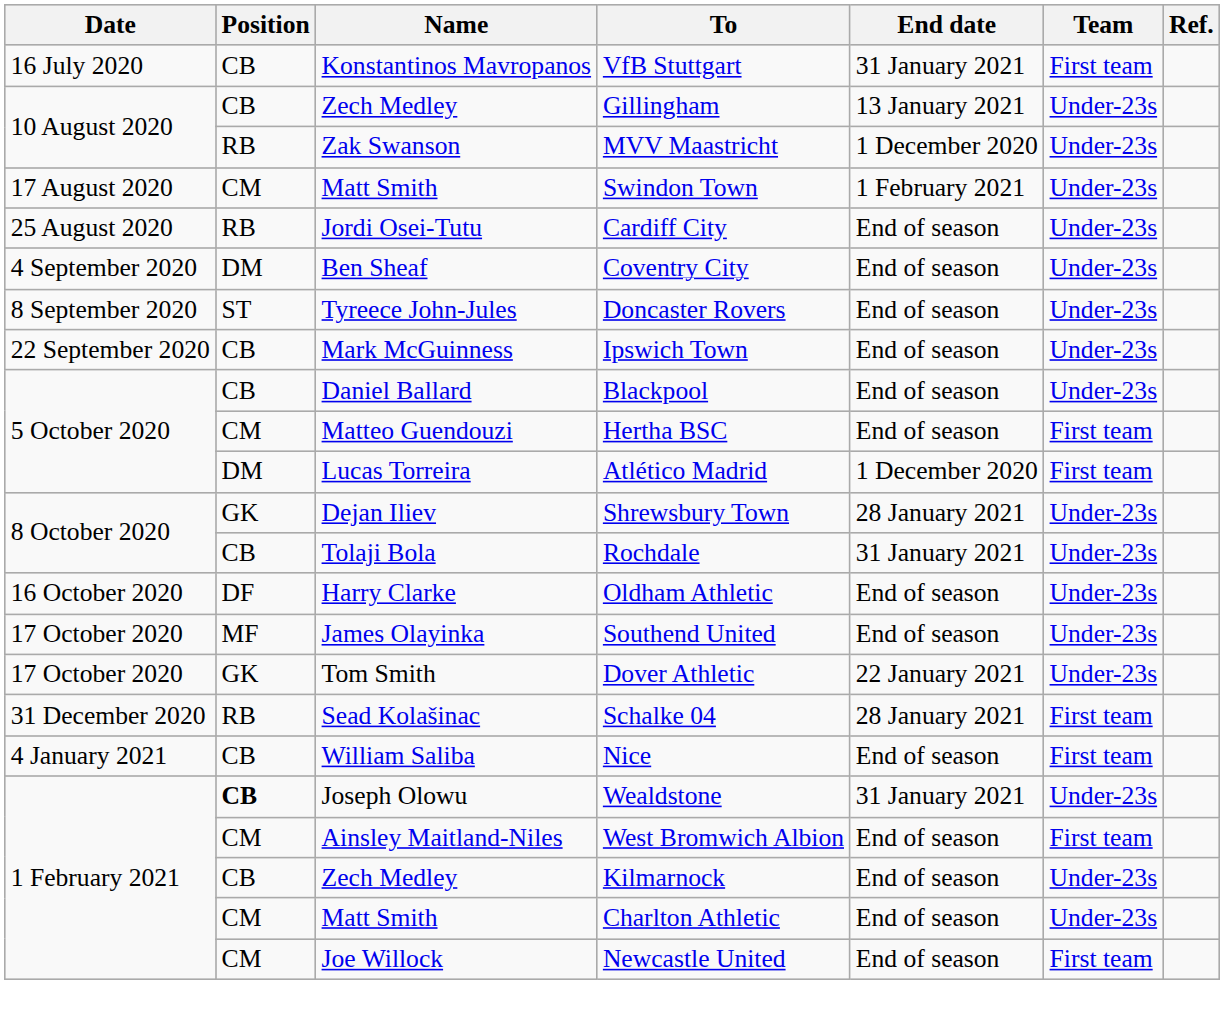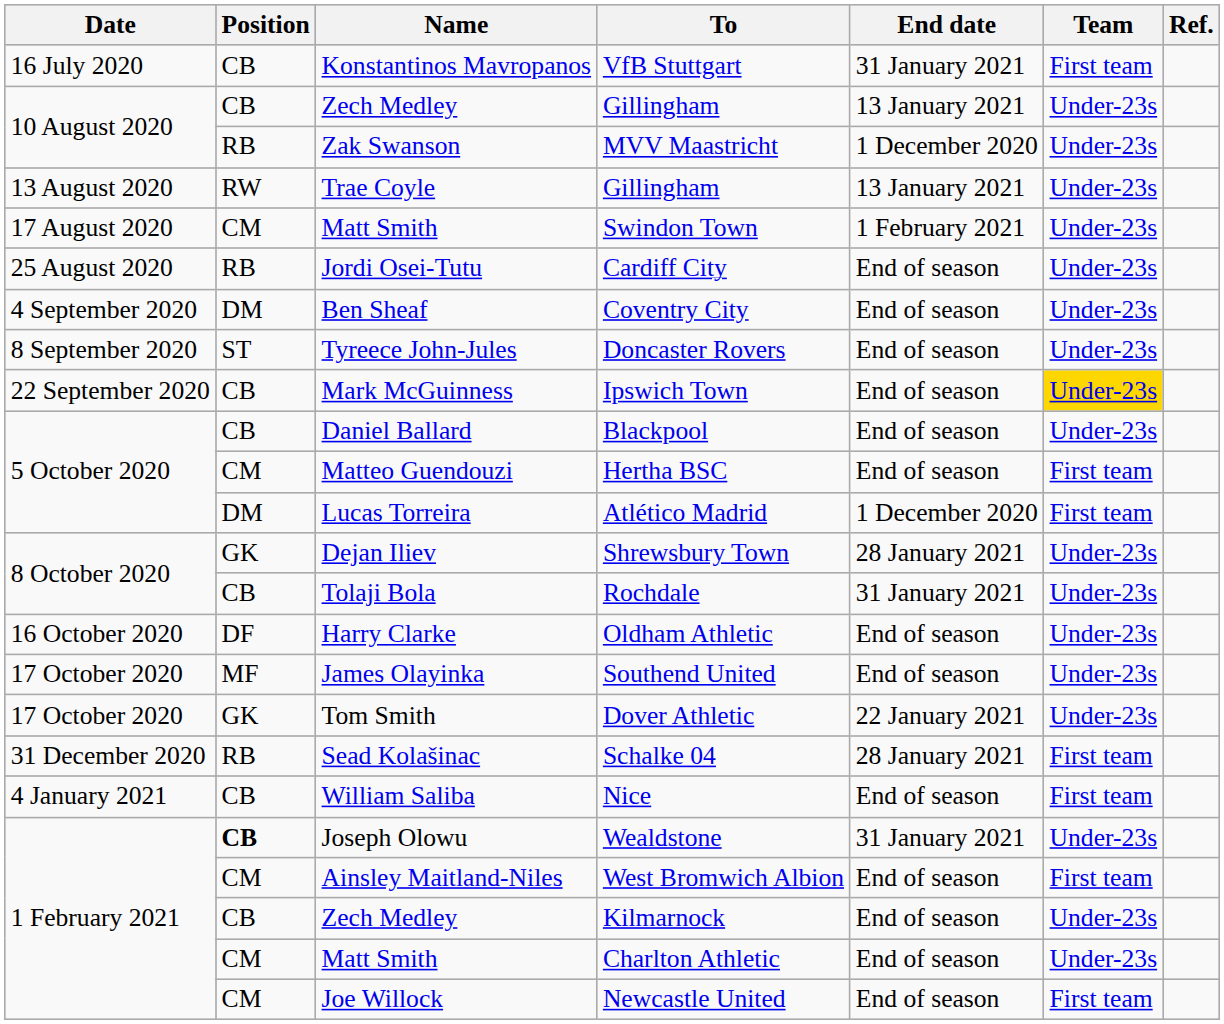+ row: (378, 187)
(1103, 349) no background -> (1103, 390) gold background
